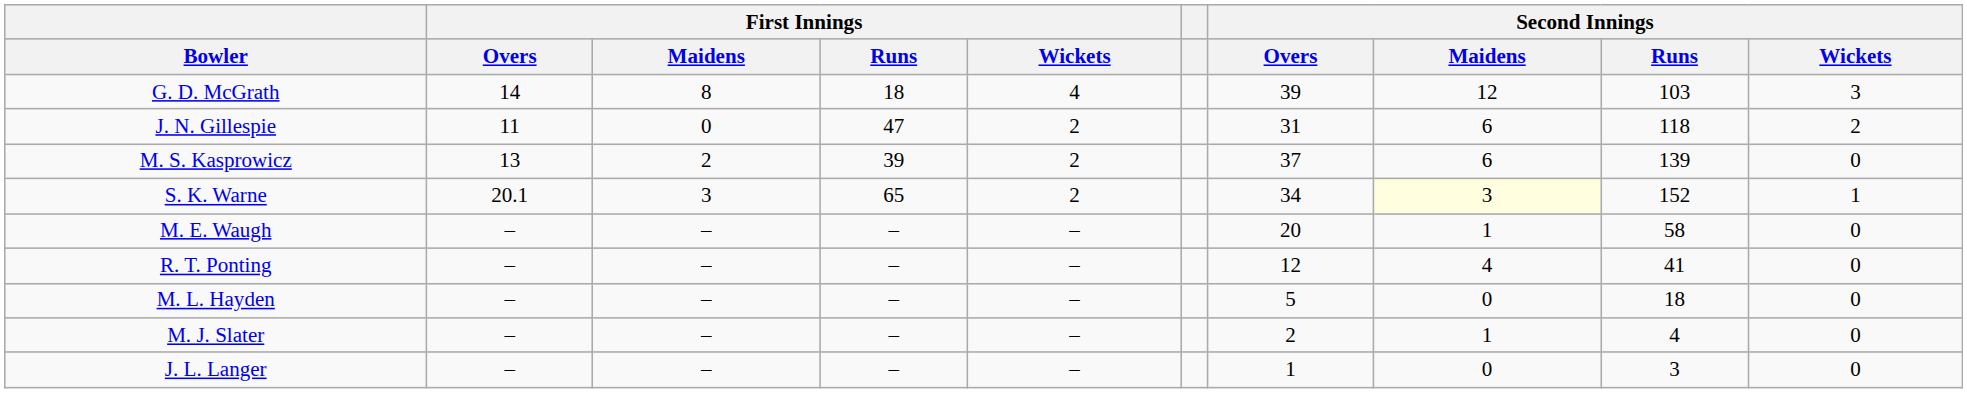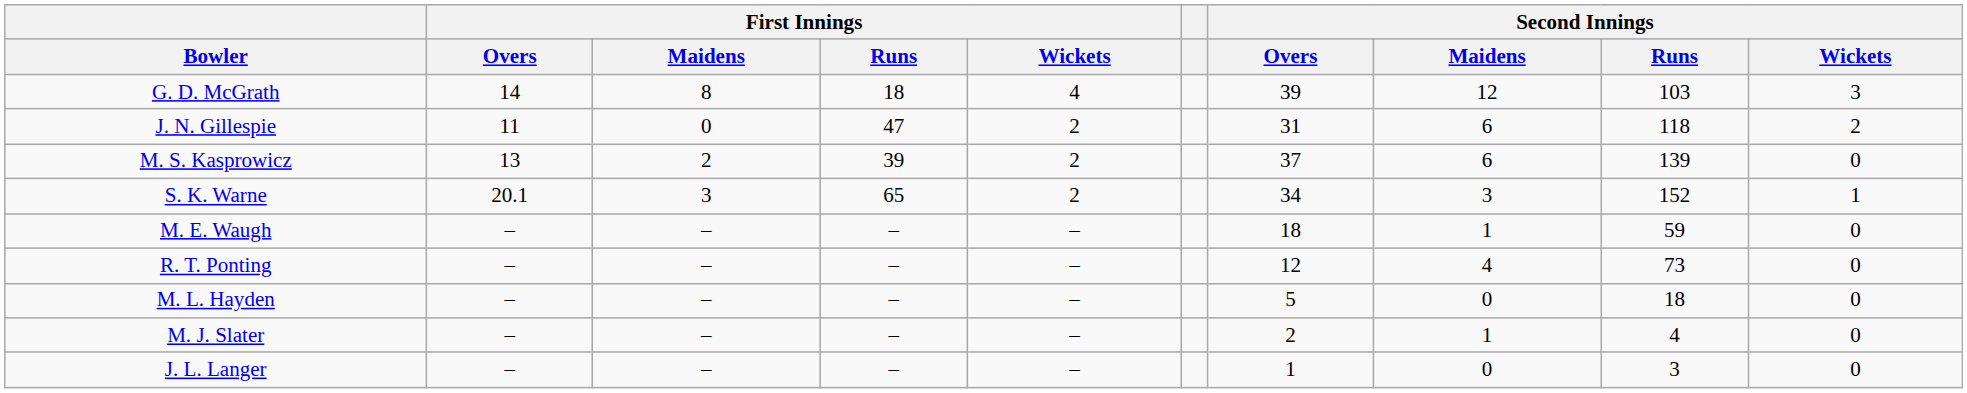(1487, 195) lightyellow background -> (1487, 195) no background
(1290, 230) 20 -> (1290, 230) 18
(1675, 230) 58 -> (1675, 230) 59
(1675, 264) 41 -> (1675, 264) 73
